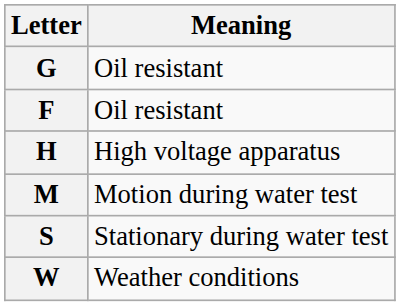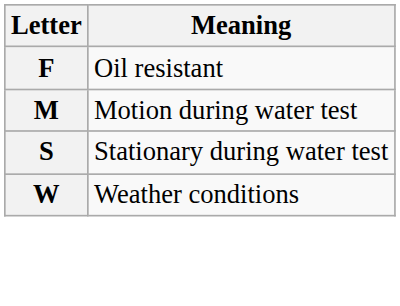- row: (46, 67)
- row: (46, 151)
